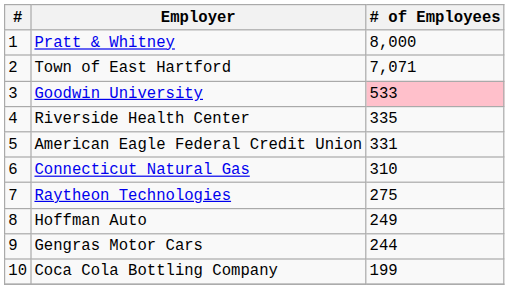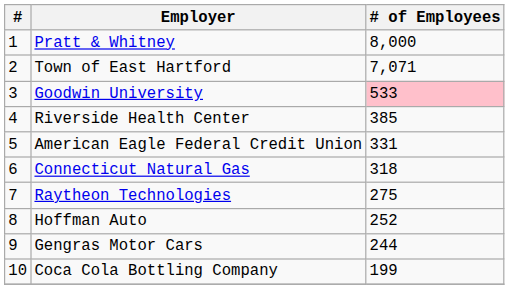(384, 119) 335 -> (384, 119) 385
(384, 170) 310 -> (384, 170) 318
(384, 221) 249 -> (384, 221) 252
